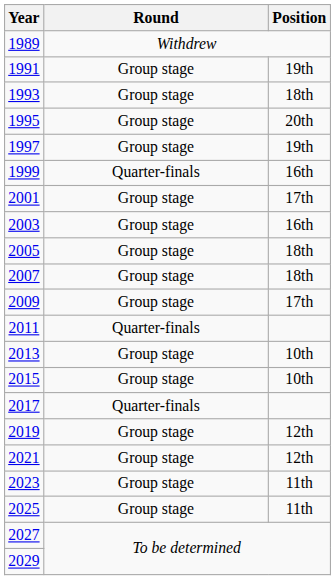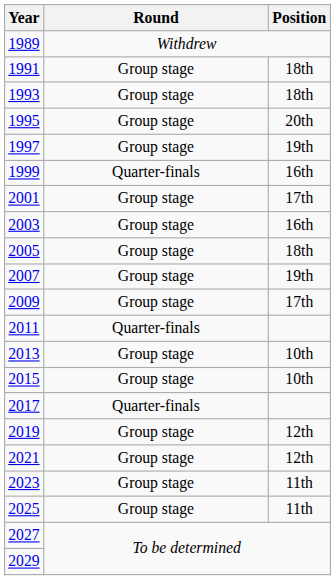(299, 69) 19th -> (299, 69) 18th
(299, 276) 18th -> (299, 276) 19th
